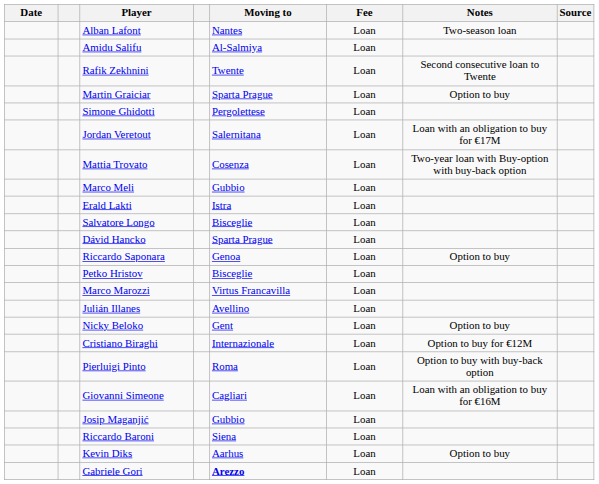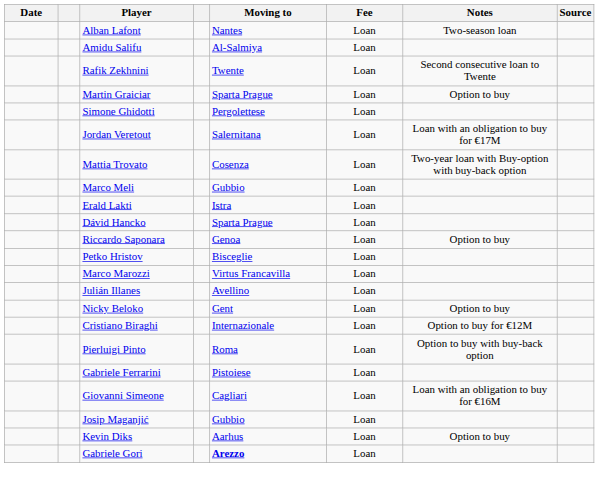- row: (119, 222)
+ row: (122, 372)
- row: (118, 436)
